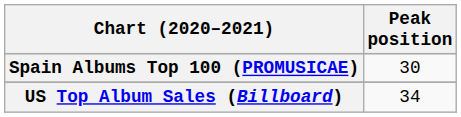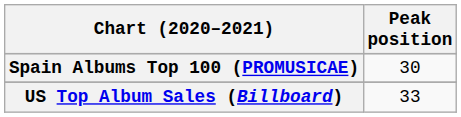(410, 97) 34 -> (410, 97) 33
